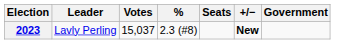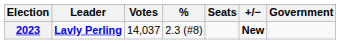(85, 30) normal -> (88, 30) bold
(138, 30) 15,037 -> (144, 30) 14,037
